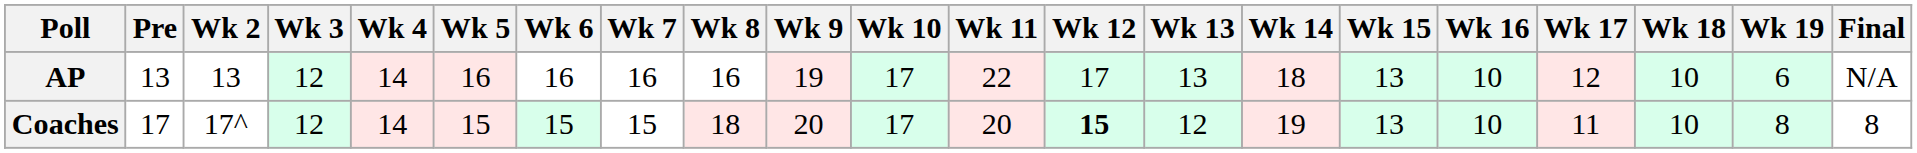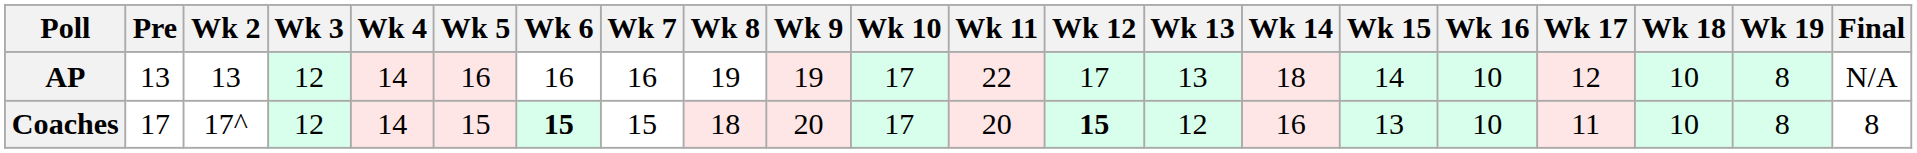(725, 76) 16 -> (725, 76) 19
(1389, 76) 13 -> (1389, 76) 14
(1782, 76) 6 -> (1782, 76) 8
(559, 123) normal -> (559, 123) bold
(1291, 123) 19 -> (1291, 123) 16
